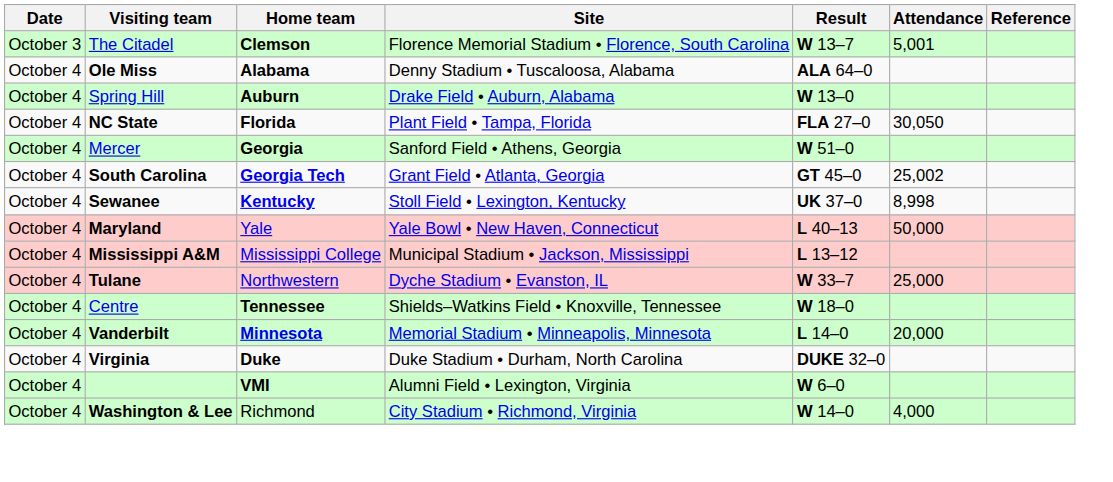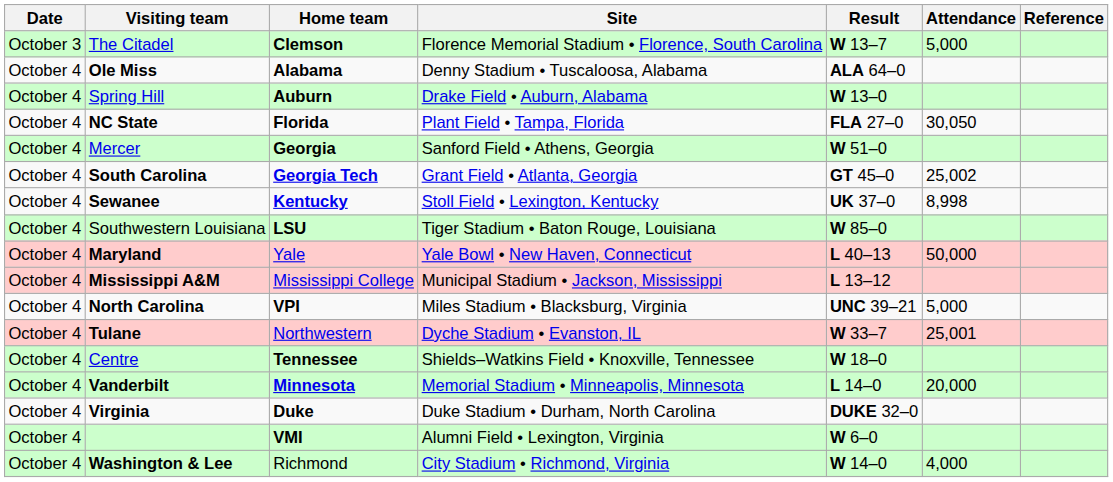(914, 44) 5,001 -> (947, 44) 5,000
+ row: (177, 228)
+ row: (146, 306)
(918, 280) 25,000 -> (951, 333) 25,001
